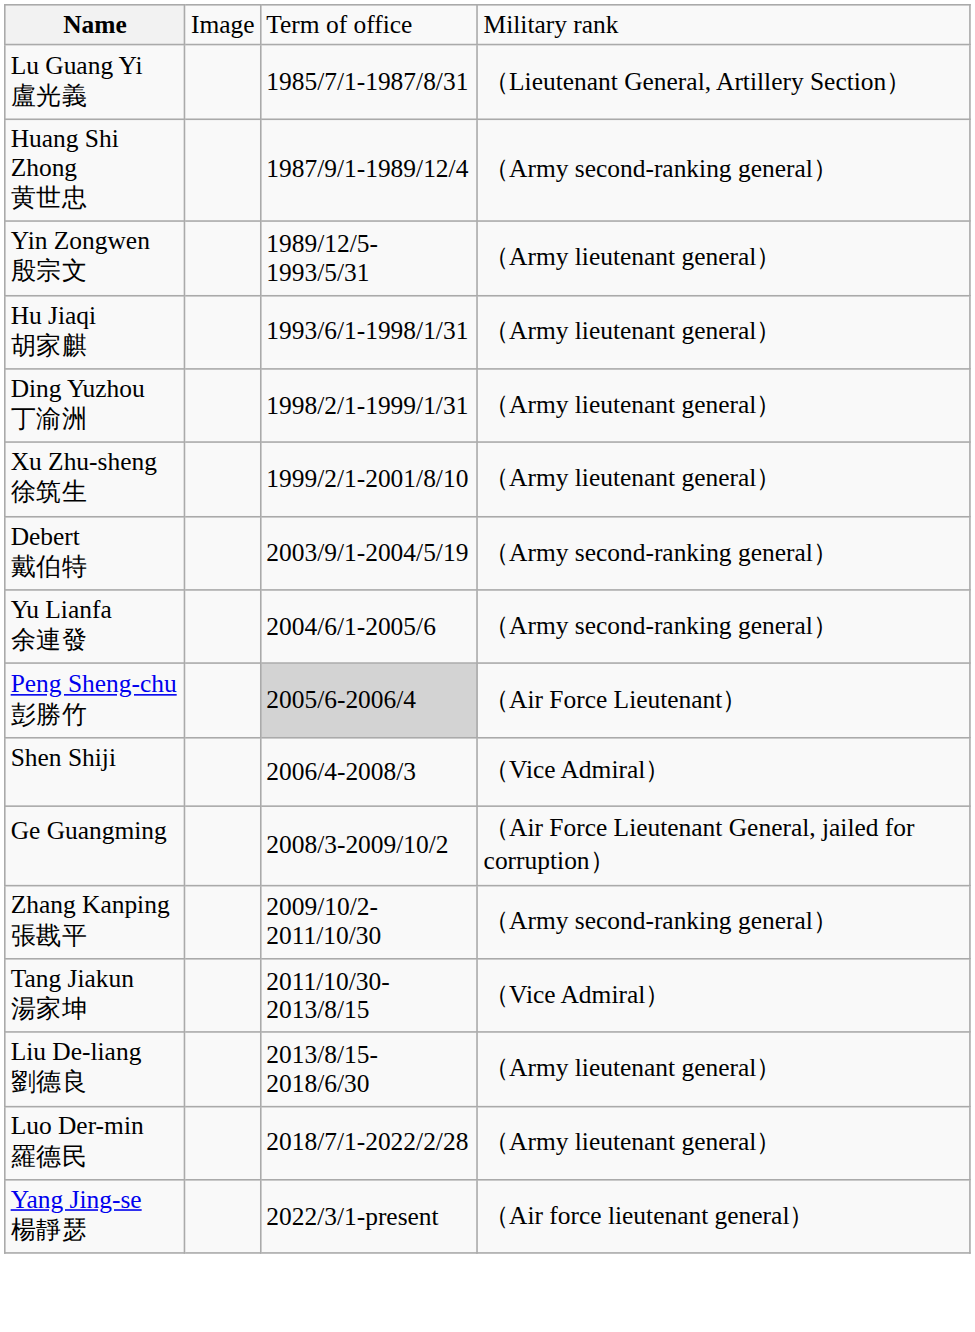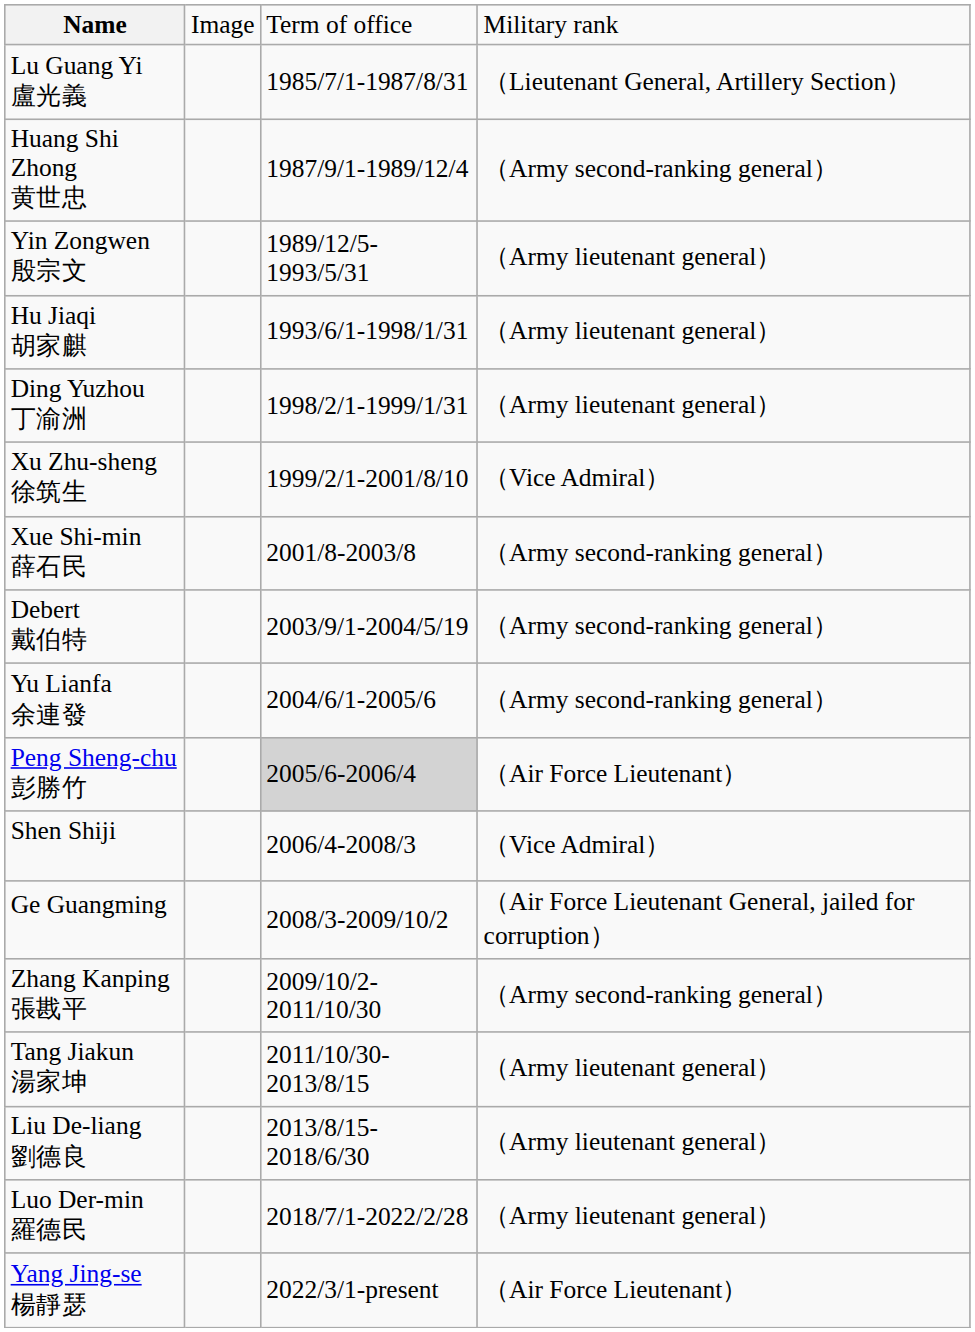(633, 478) （Army lieutenant general） -> (577, 478) （Vice Admiral）
+ row: (76, 551)
(577, 994) （Vice Admiral） -> (633, 1068) （Army lieutenant general）
(649, 1215) （Air force lieutenant general） -> (616, 1289) （Air Force Lieutenant）
